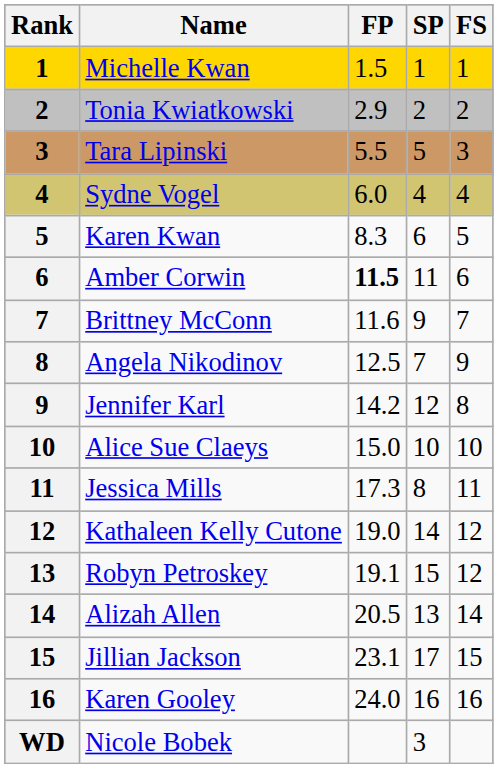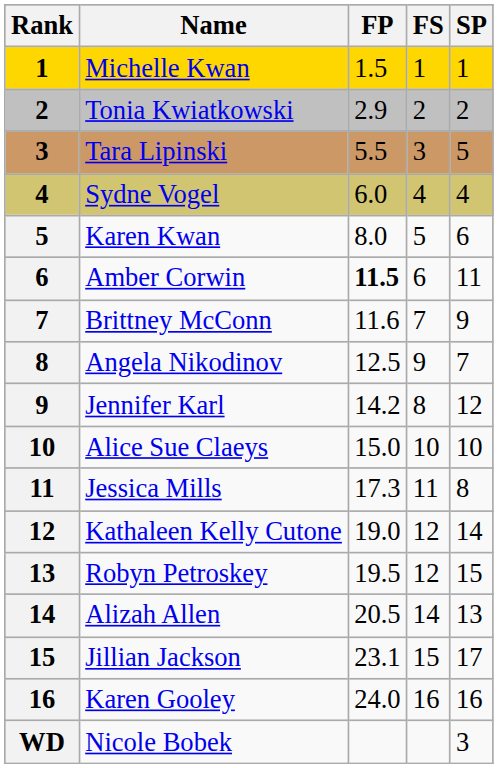columns swapped: (428, 25) <-> (472, 25)
(371, 236) 8.3 -> (371, 236) 8.0
(377, 573) 19.1 -> (377, 573) 19.5
